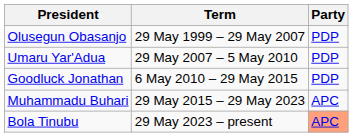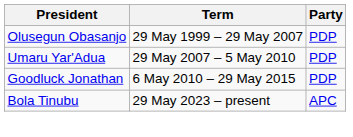- row: (68, 100)
(325, 121) lightsalmon background -> (323, 100) no background
